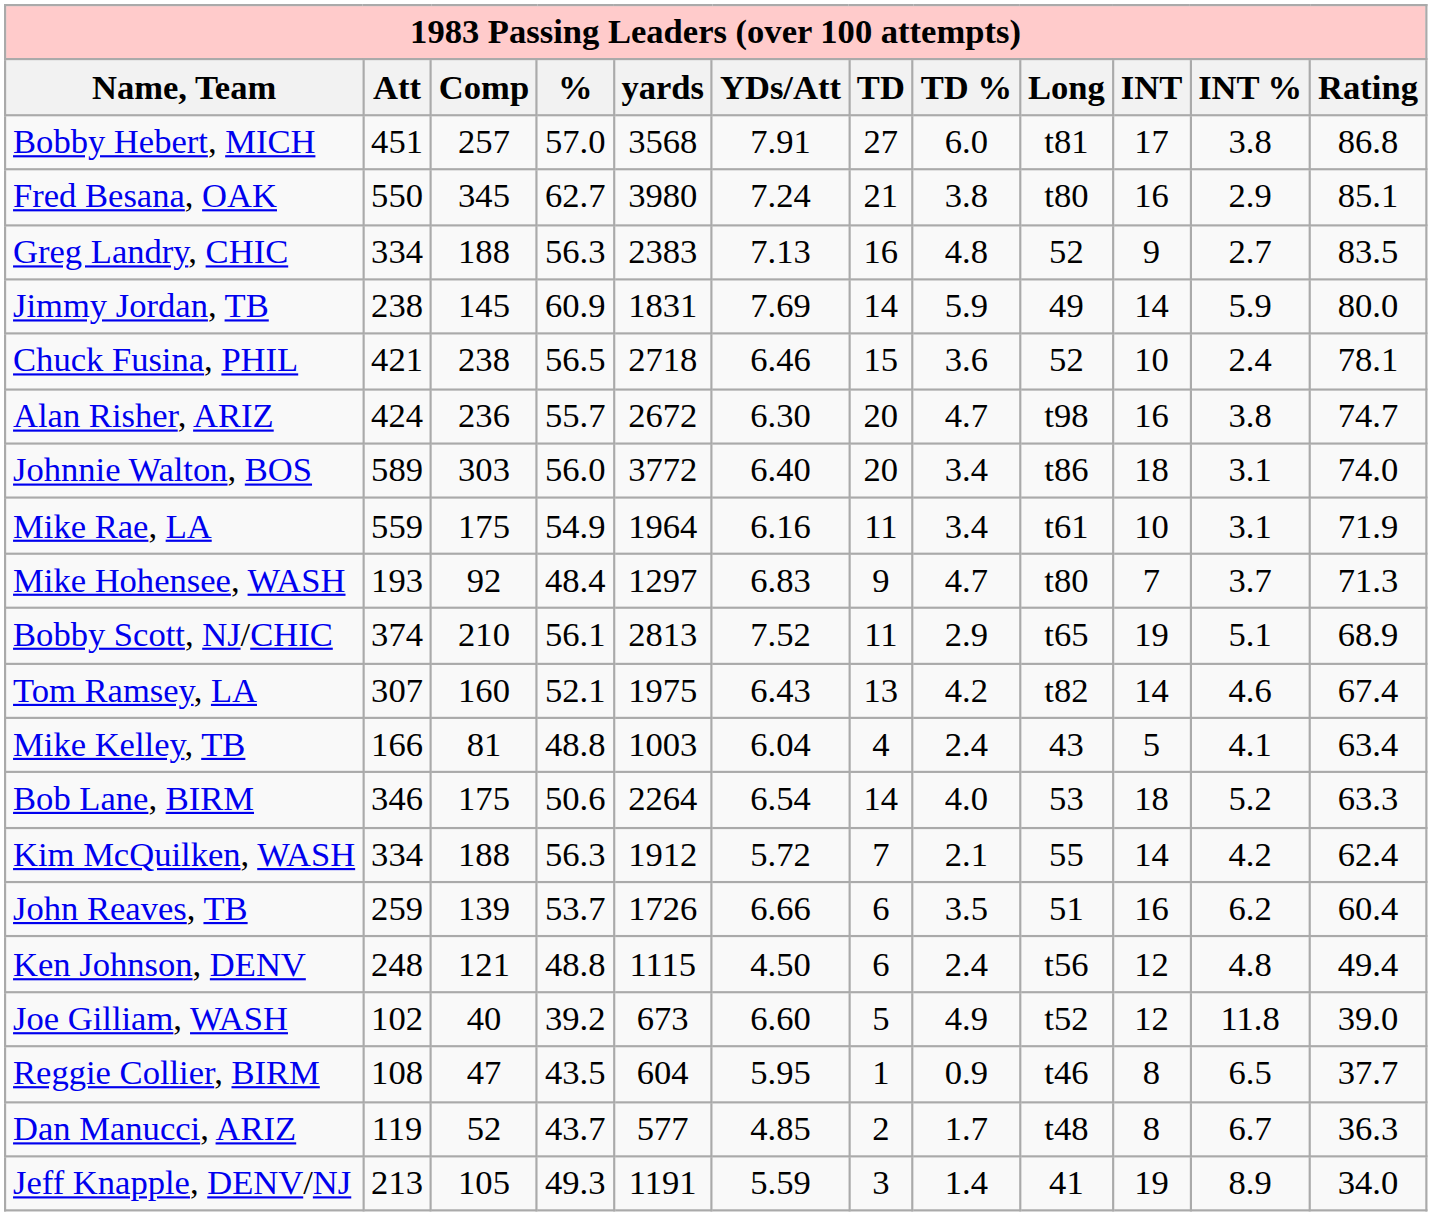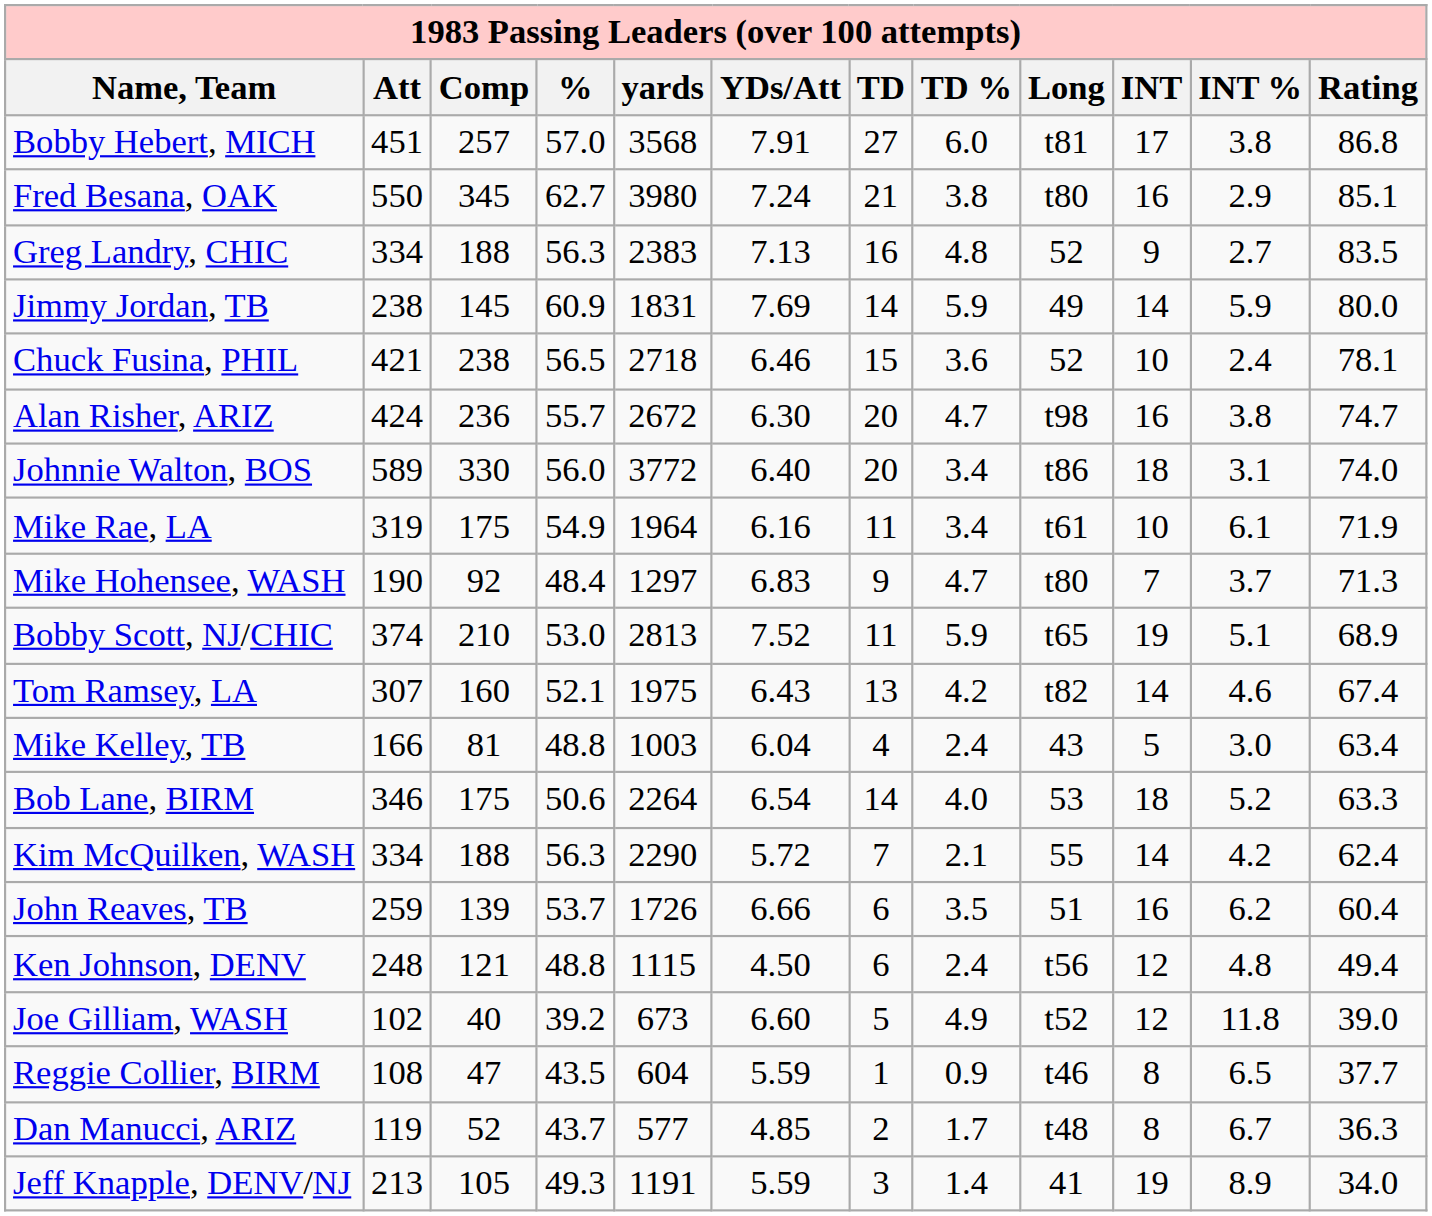(484, 470) 303 -> (484, 470) 330
(397, 525) 559 -> (397, 525) 319
(1250, 525) 3.1 -> (1250, 525) 6.1
(397, 580) 193 -> (397, 580) 190
(575, 634) 56.1 -> (575, 634) 53.0
(966, 634) 2.9 -> (966, 634) 5.9
(1250, 744) 4.1 -> (1250, 744) 3.0
(663, 854) 1912 -> (663, 854) 2290
(780, 1073) 5.95 -> (780, 1073) 5.59
